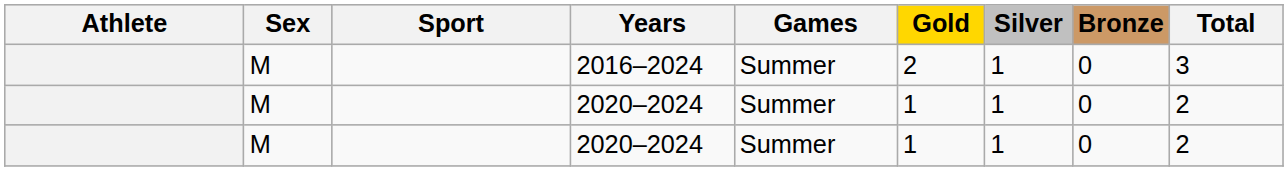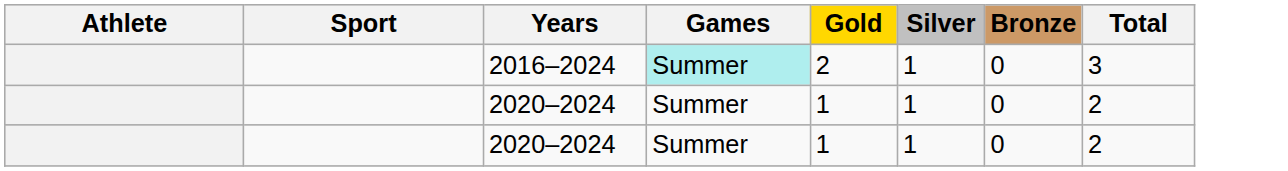- column: (288, 24)
(788, 64) no background -> (700, 64) paleturquoise background
